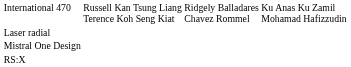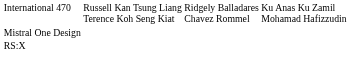- row: (27, 32)
